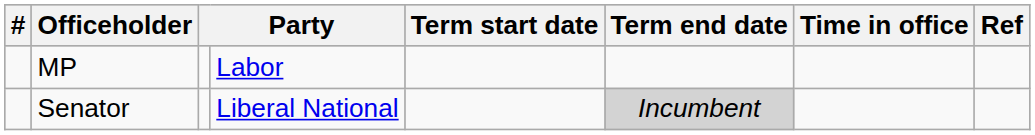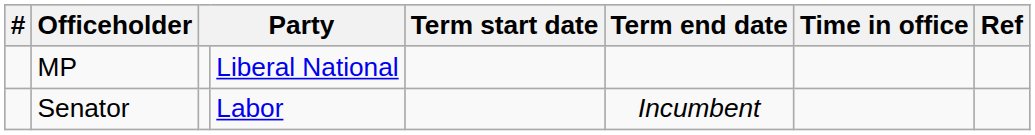(250, 66) Labor -> (307, 66) Liberal National
(307, 108) Liberal National -> (250, 108) Labor
(699, 108) lightgrey background -> (699, 108) no background
